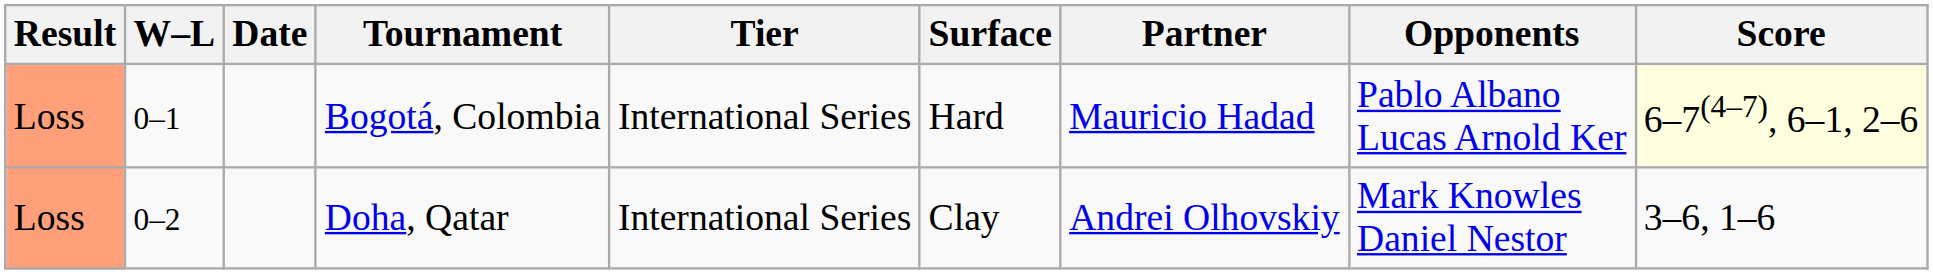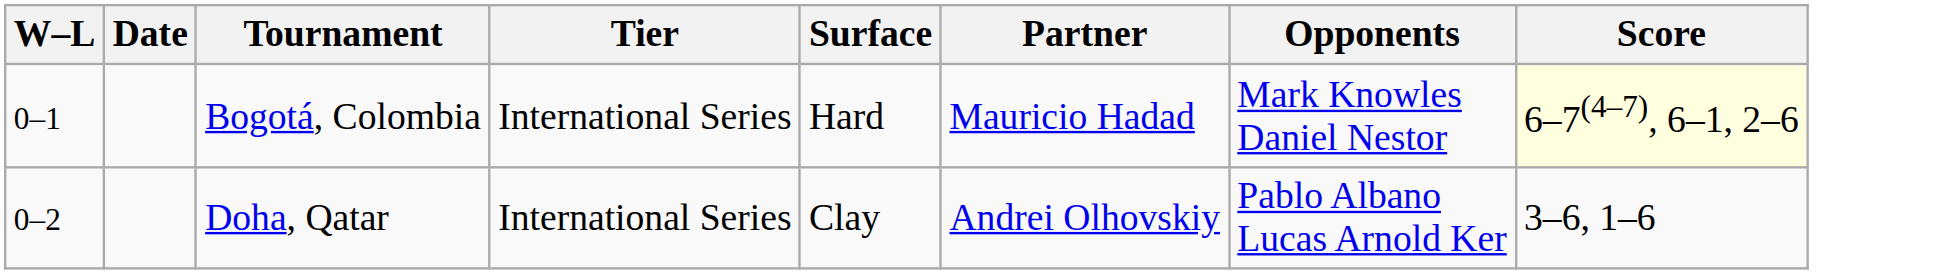- column: (65, 34)
(1492, 115) Pablo Albano Lucas Arnold Ker -> (1350, 115) Mark Knowles Daniel Nestor
(1469, 217) Mark Knowles Daniel Nestor -> (1372, 217) Pablo Albano Lucas Arnold Ker
